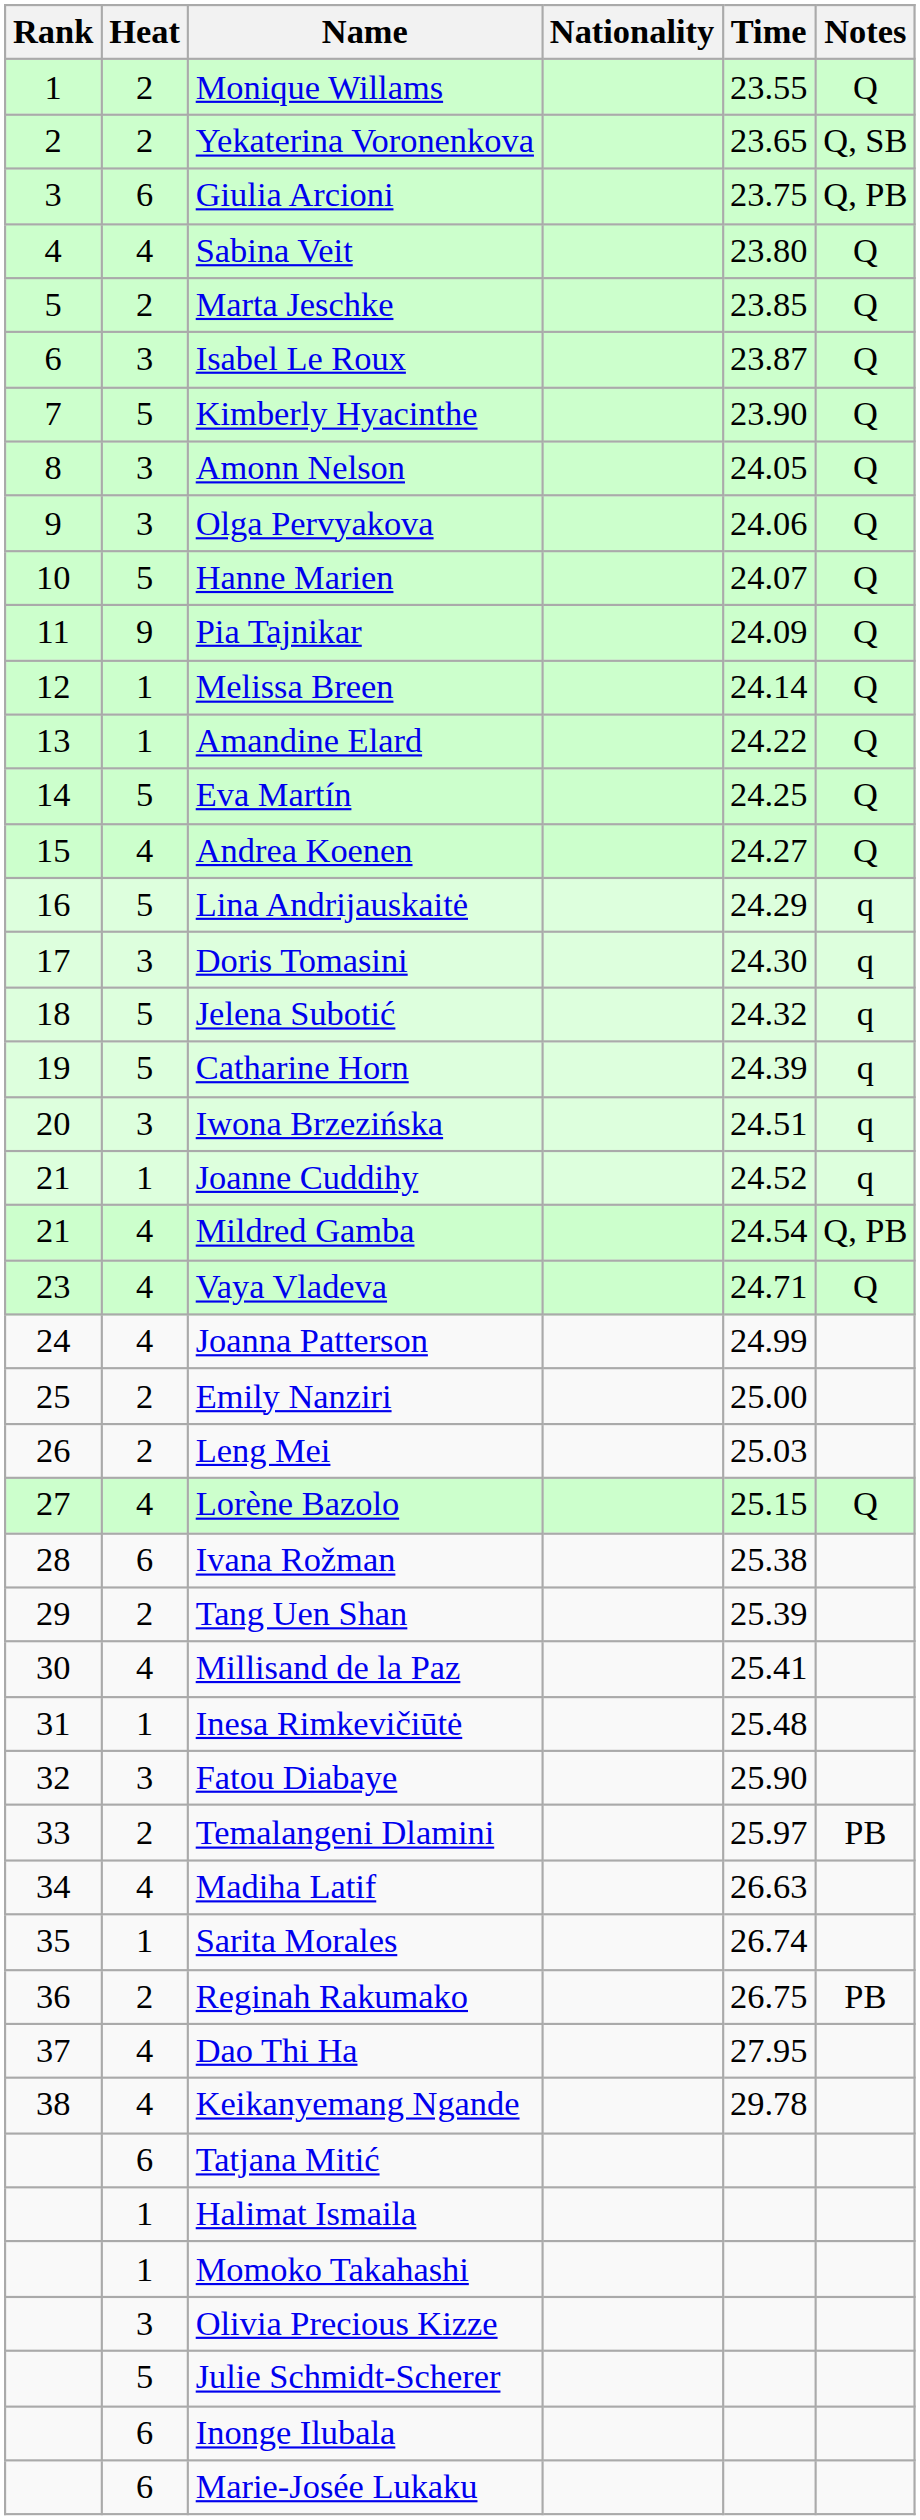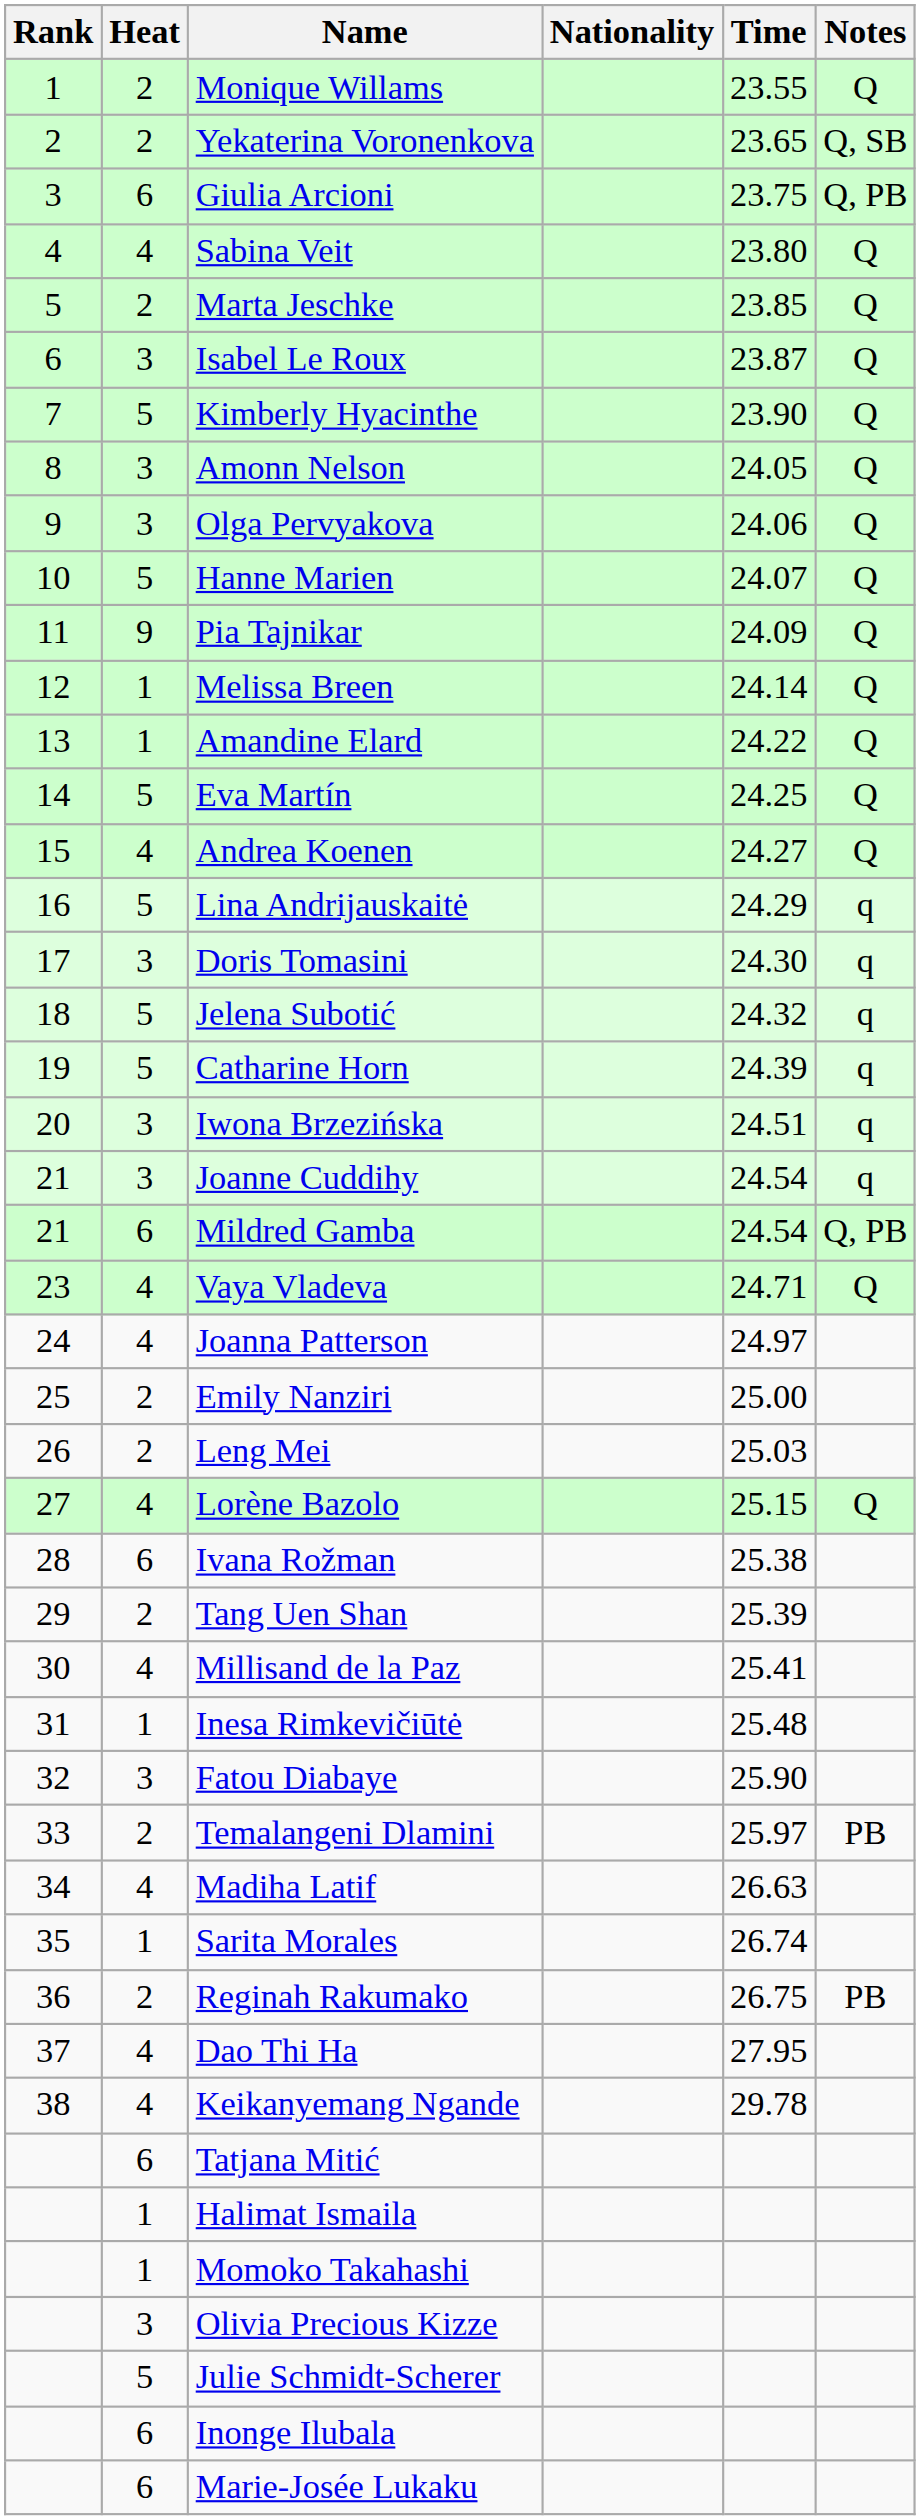(145, 1177) 1 -> (145, 1177) 3
(769, 1177) 24.52 -> (769, 1177) 24.54
(145, 1232) 4 -> (145, 1232) 6
(769, 1341) 24.99 -> (769, 1341) 24.97
